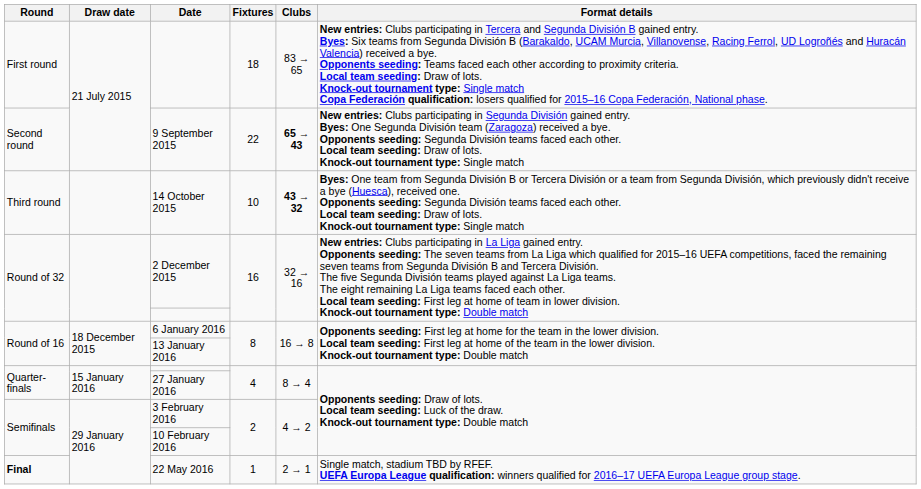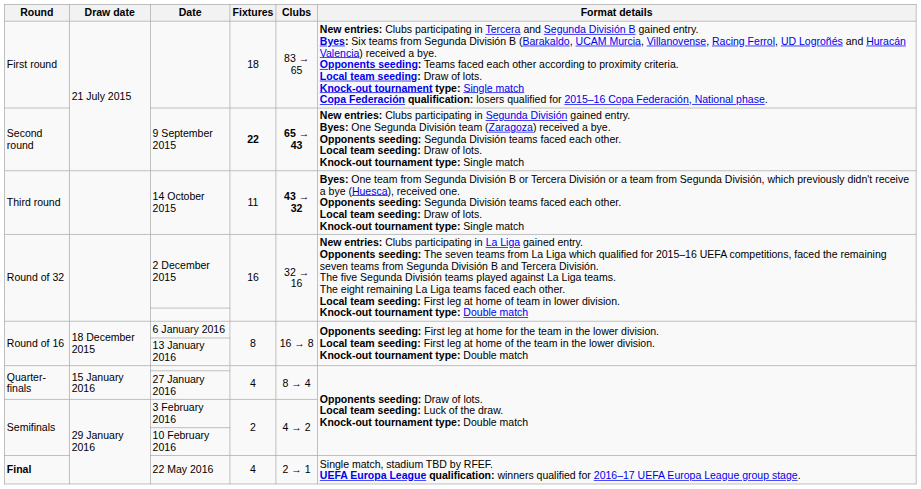(253, 140) normal -> (253, 140) bold
(253, 203) 10 -> (253, 203) 11
(253, 470) 1 -> (253, 470) 4
